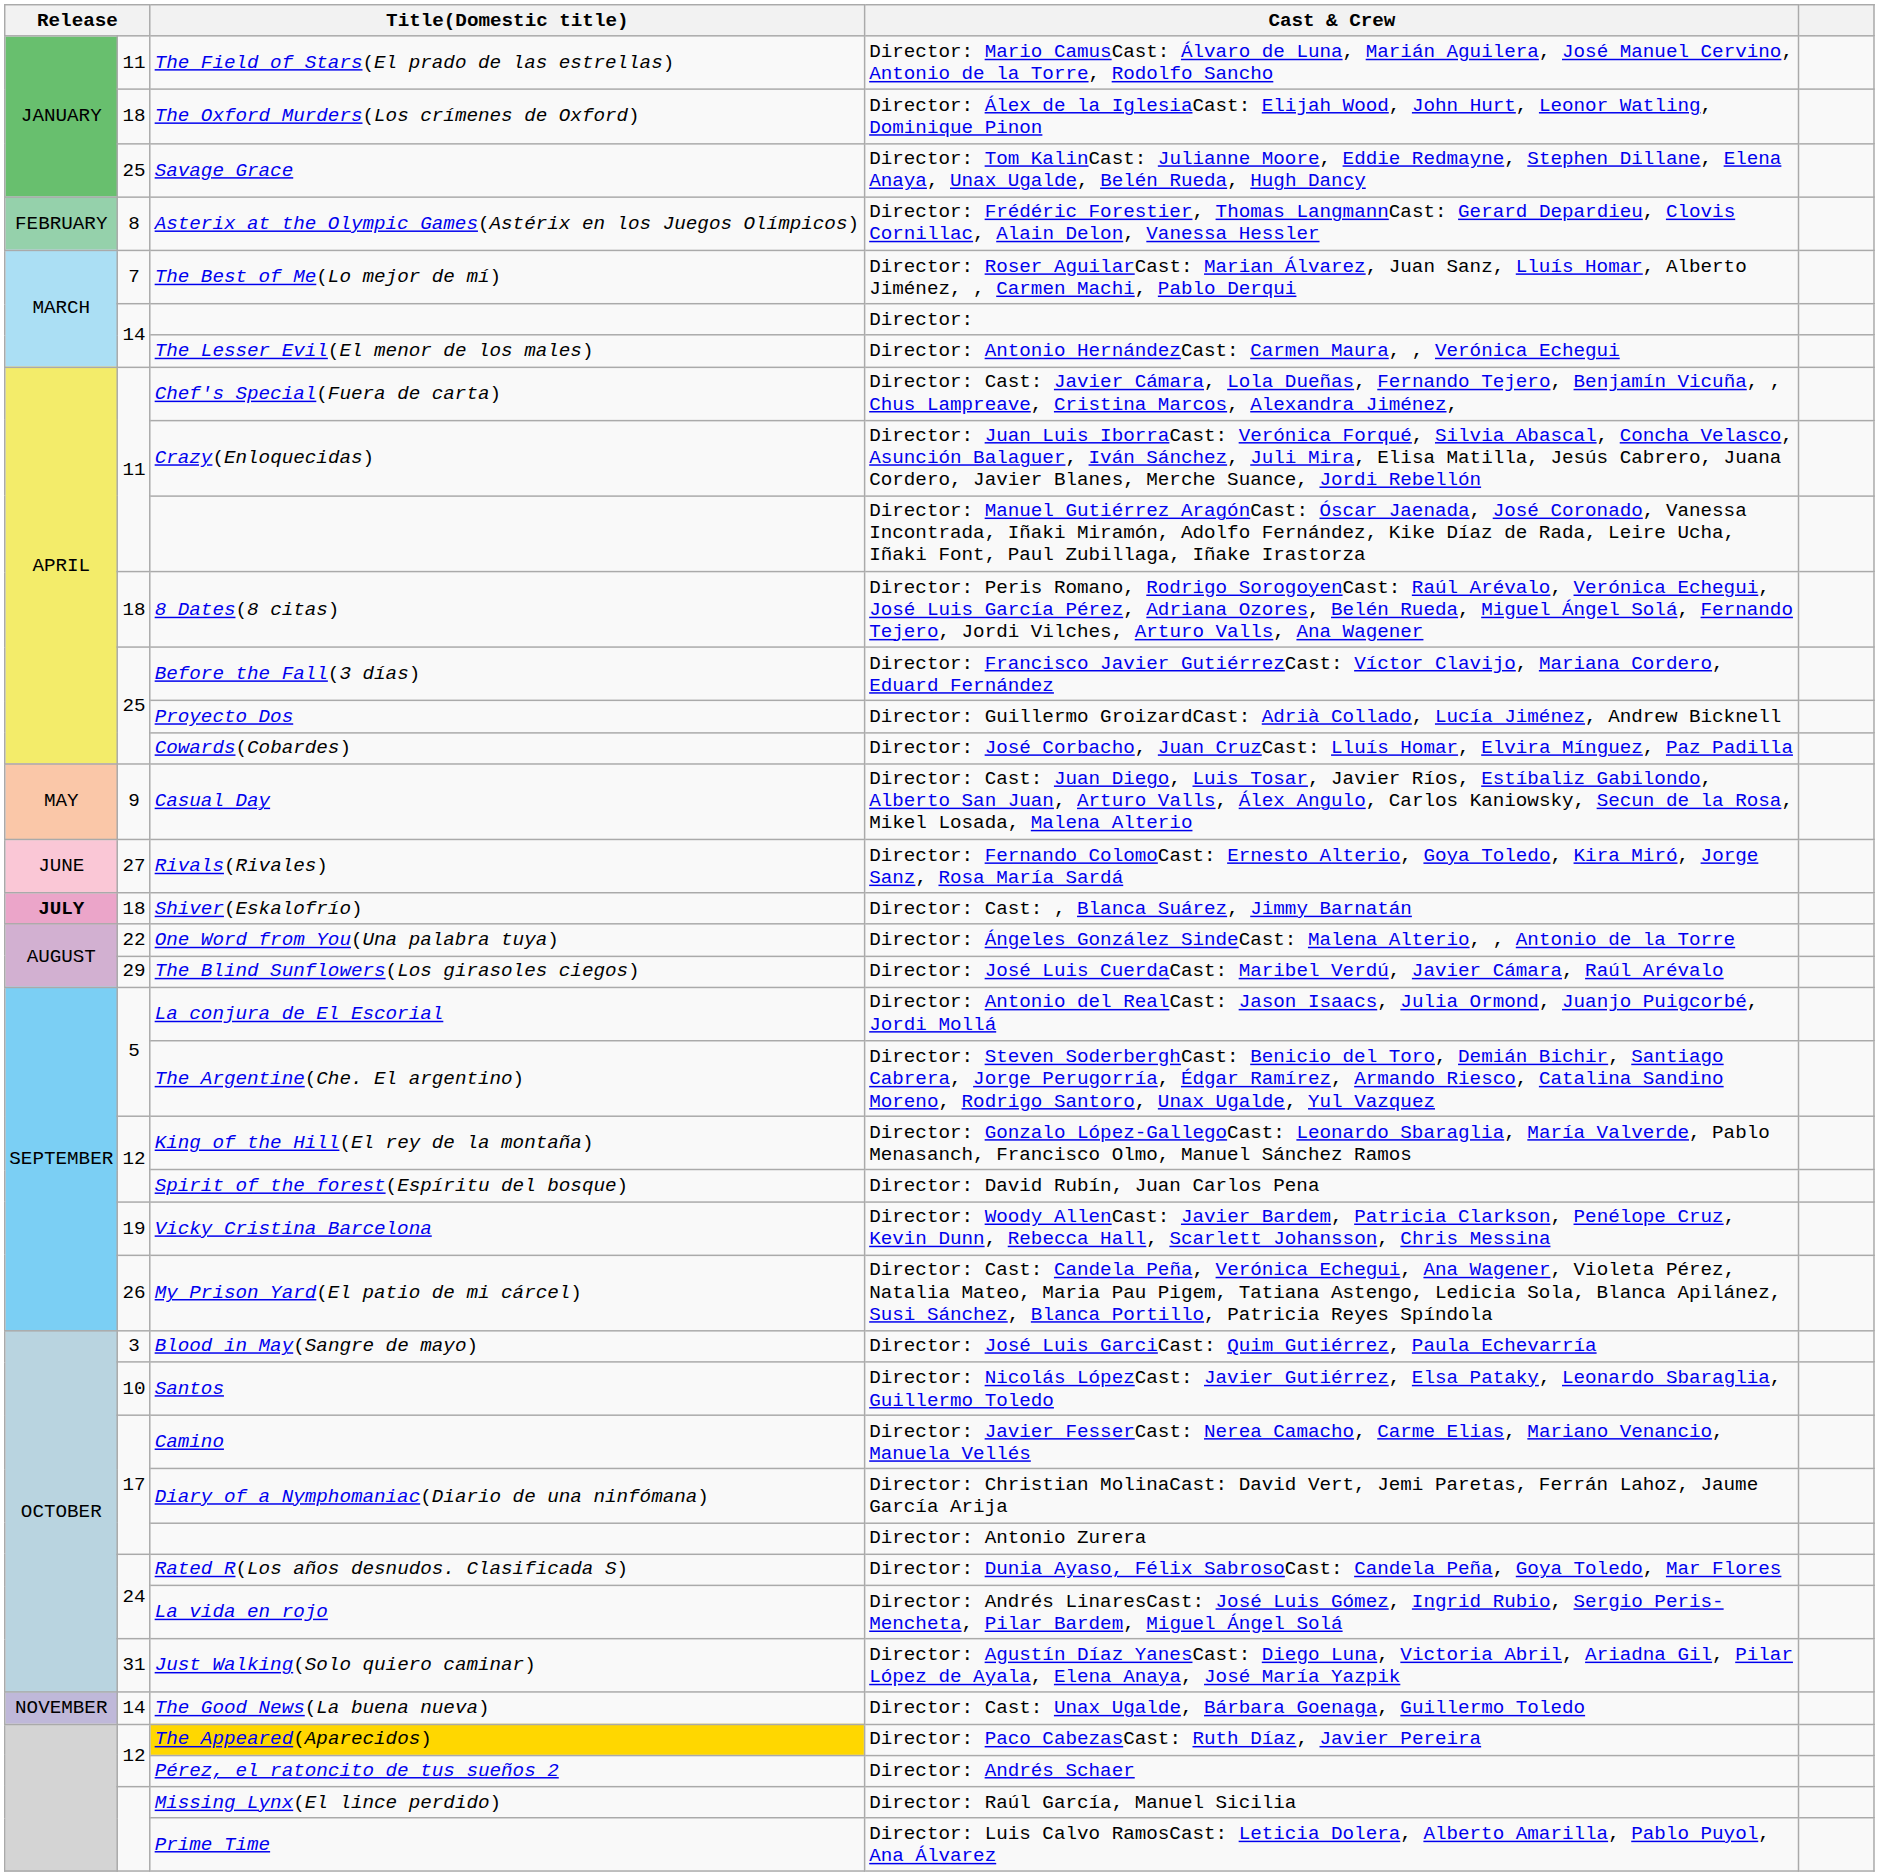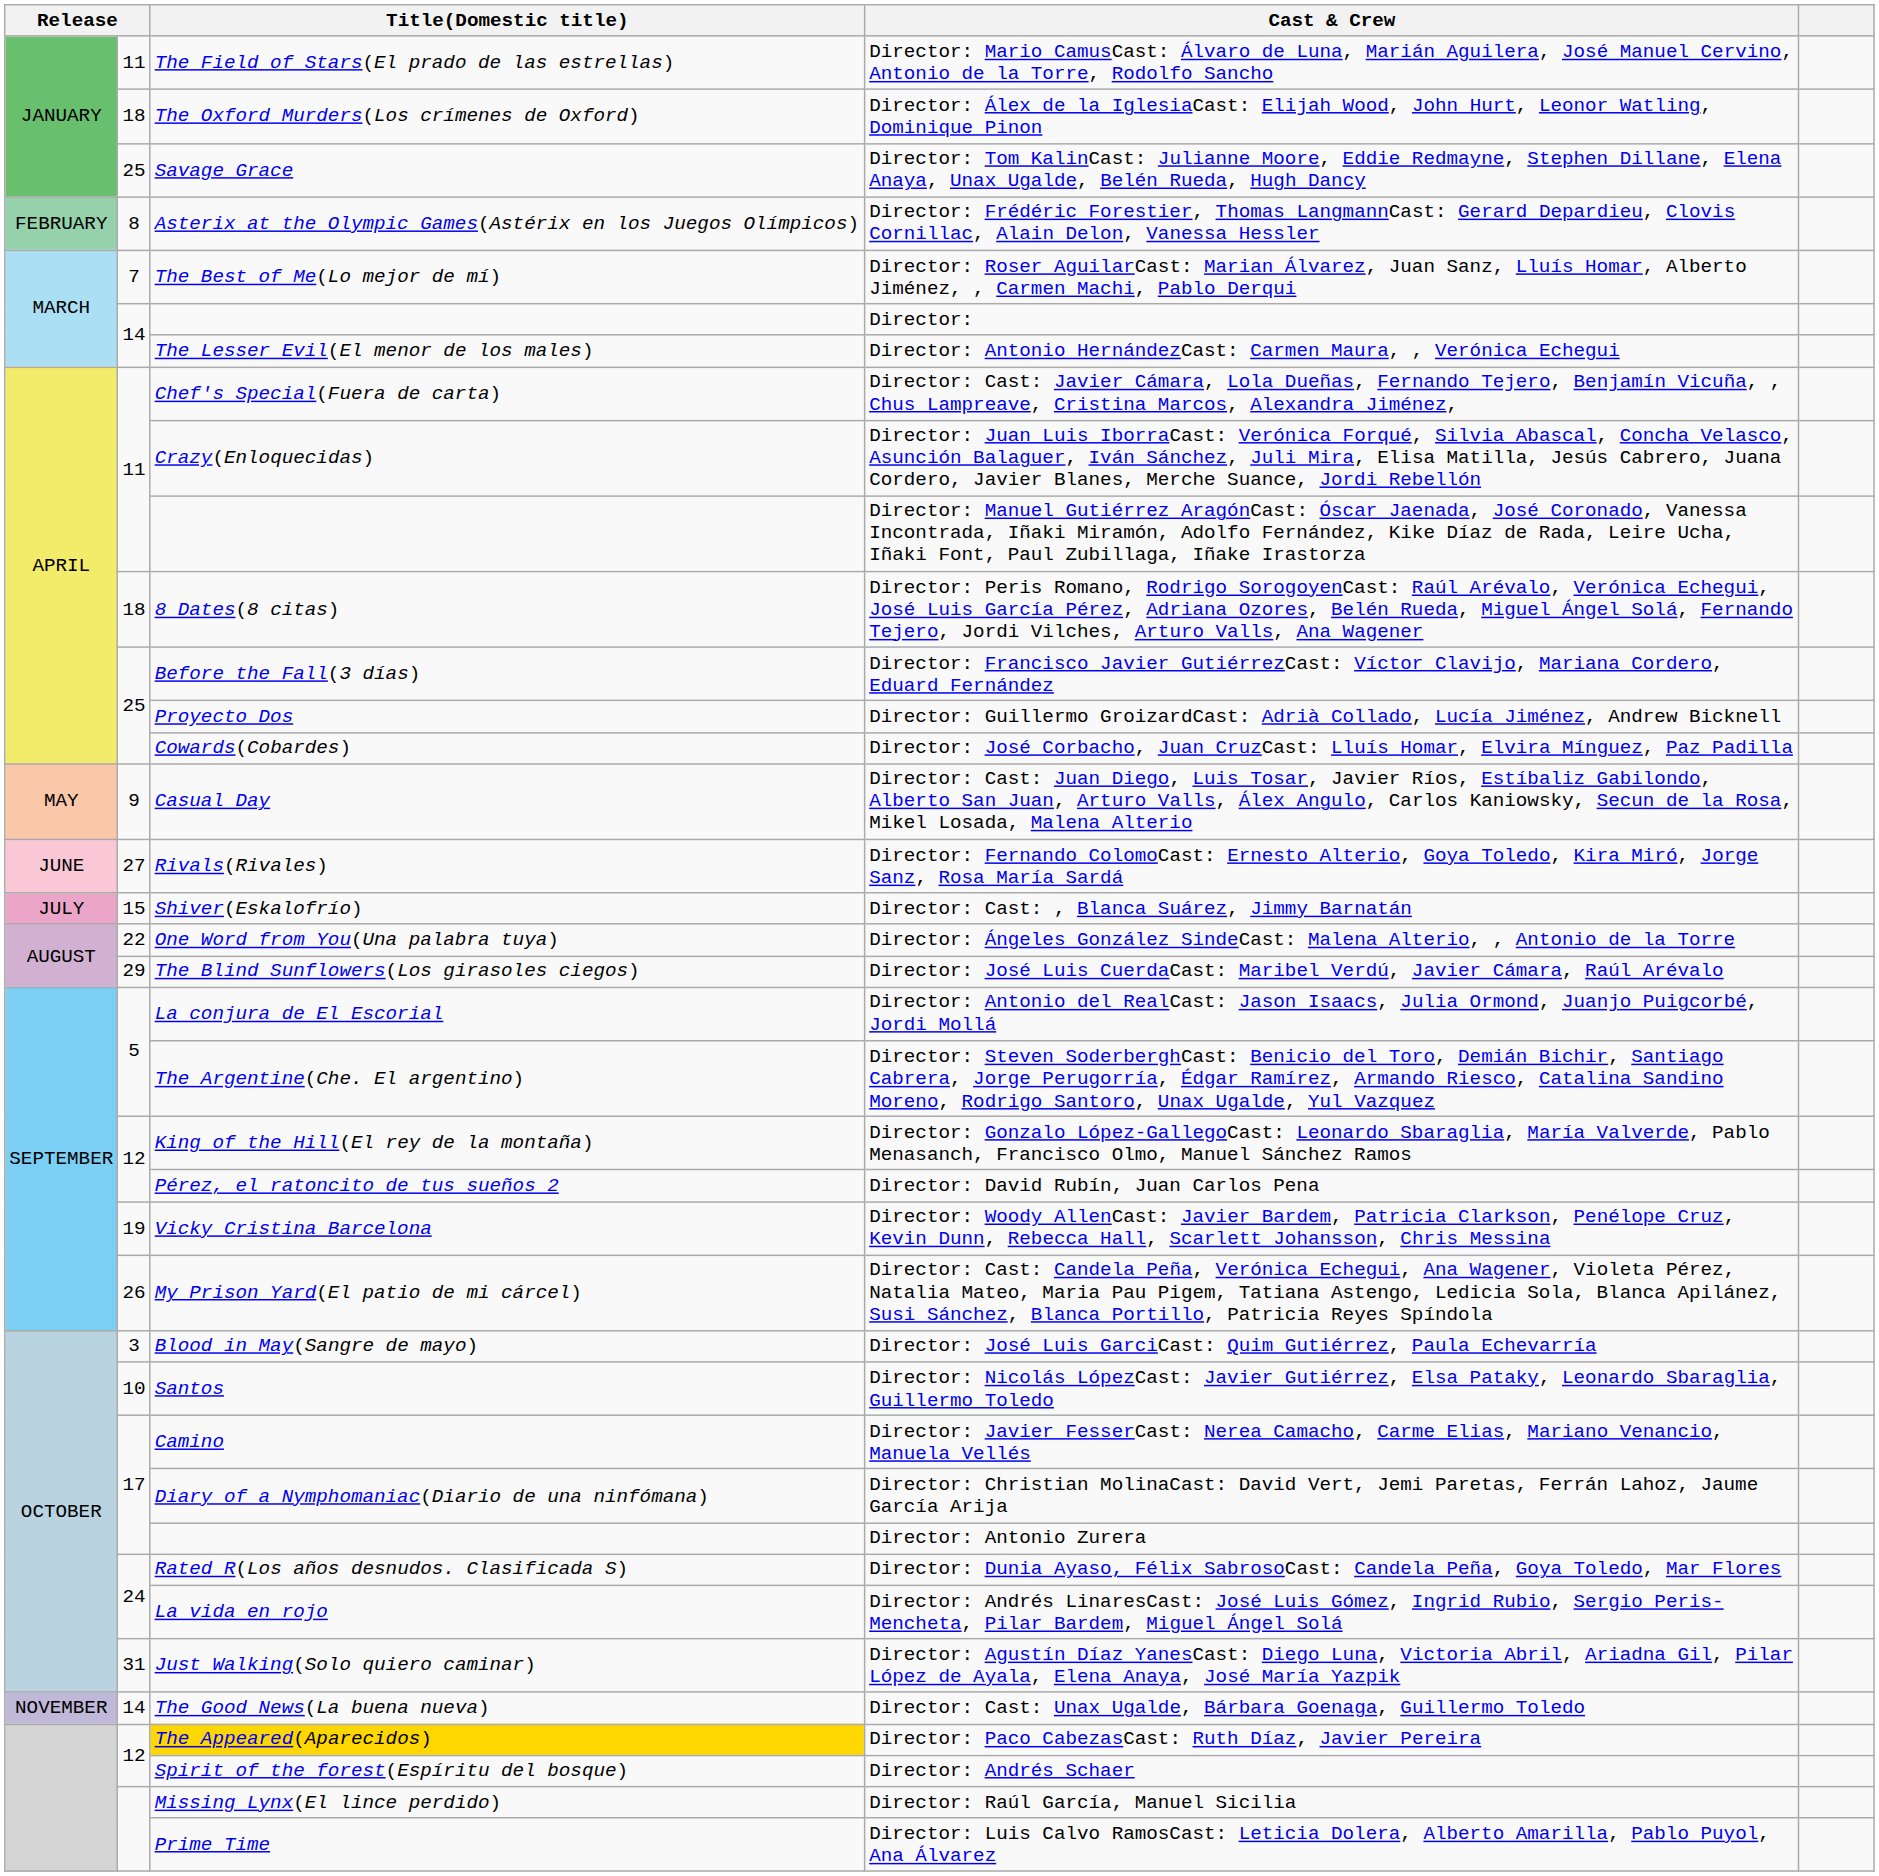(61, 909) bold -> (61, 909) normal
(134, 909) 18 -> (134, 909) 15
(391, 1186) Spirit of the forest(Espíritu del bosque) -> (357, 1186) Pérez, el ratoncito de tus sueños 2
(357, 1771) Pérez, el ratoncito de tus sueños 2 -> (391, 1771) Spirit of the forest(Espíritu del bosque)
